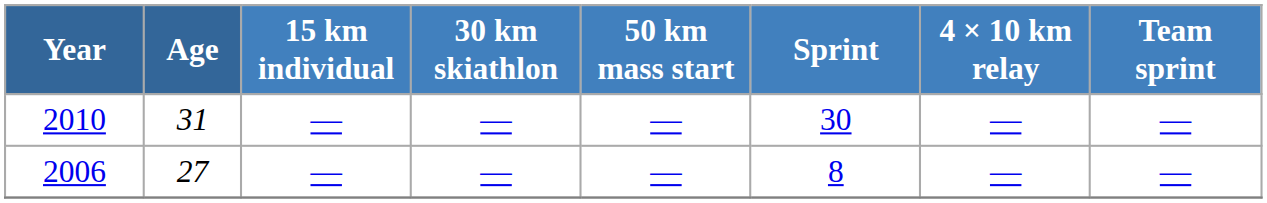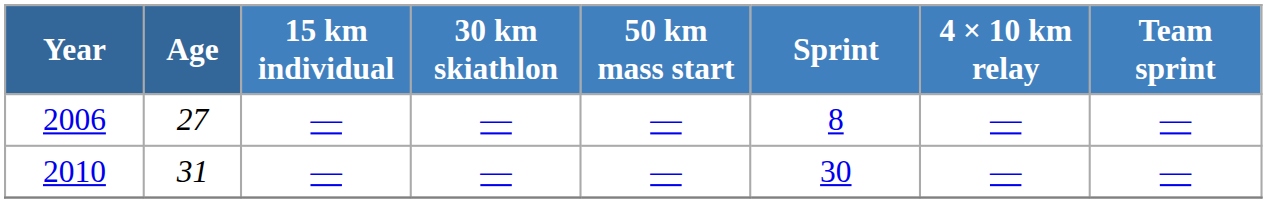rows swapped: (74, 171) <-> (74, 119)
